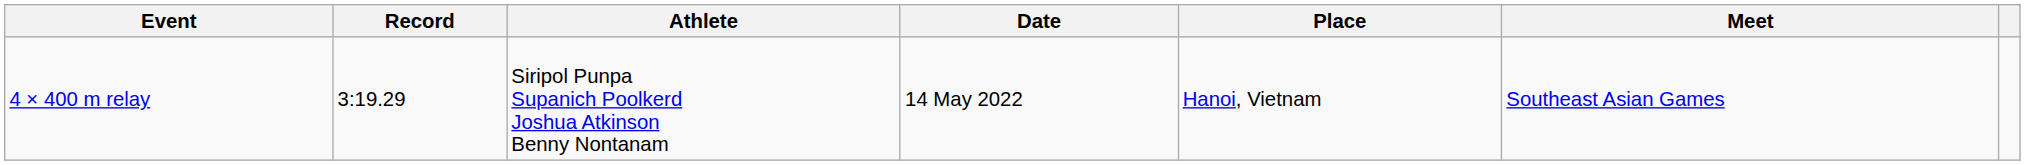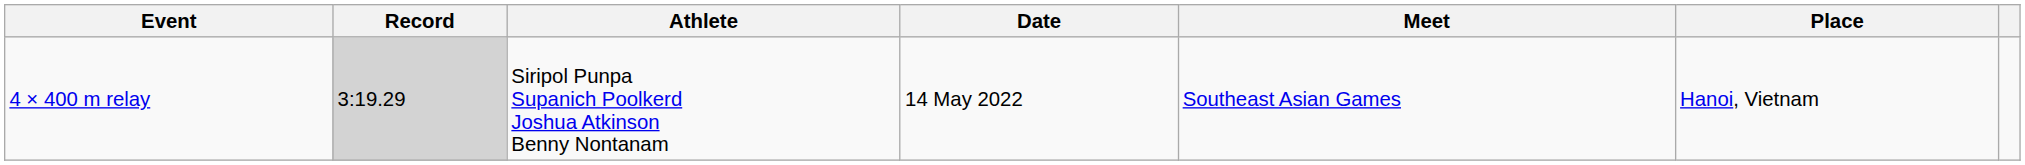columns swapped: (1750, 21) <-> (1340, 21)
(372, 99) no background -> (372, 99) lightgrey background
